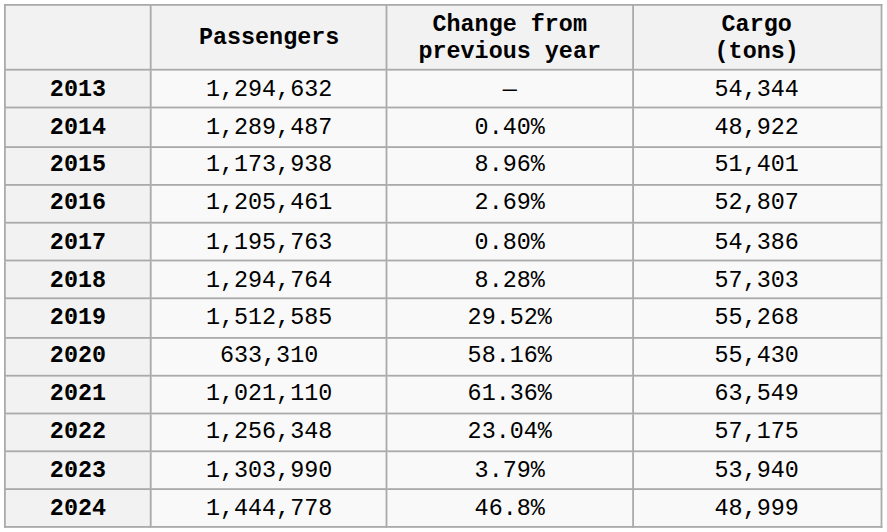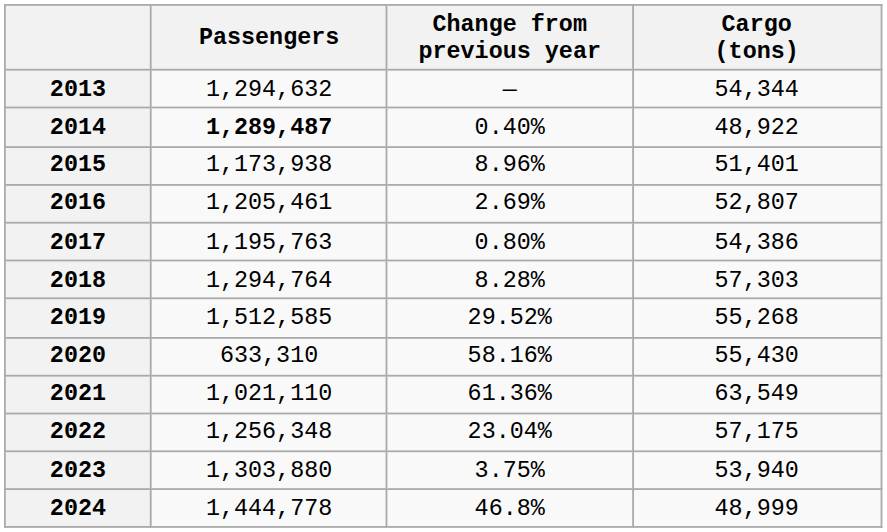(269, 127) normal -> (269, 127) bold
(269, 470) 1,303,990 -> (269, 470) 1,303,880
(510, 470) 3.79% -> (510, 470) 3.75%
